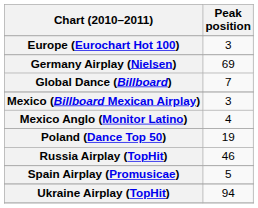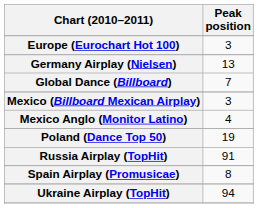(228, 63) 69 -> (228, 63) 13
(228, 156) 46 -> (228, 156) 91
(228, 175) 5 -> (228, 175) 8
